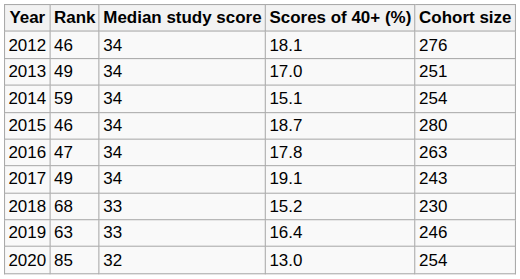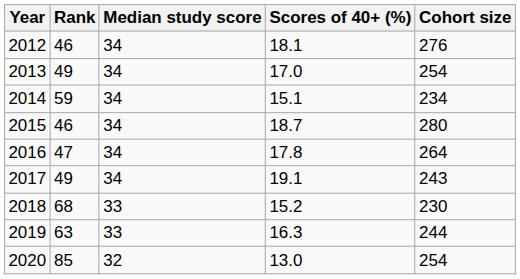(433, 71) 251 -> (433, 71) 254
(433, 98) 254 -> (433, 98) 234
(433, 152) 263 -> (433, 152) 264
(286, 233) 16.4 -> (286, 233) 16.3
(433, 233) 246 -> (433, 233) 244
